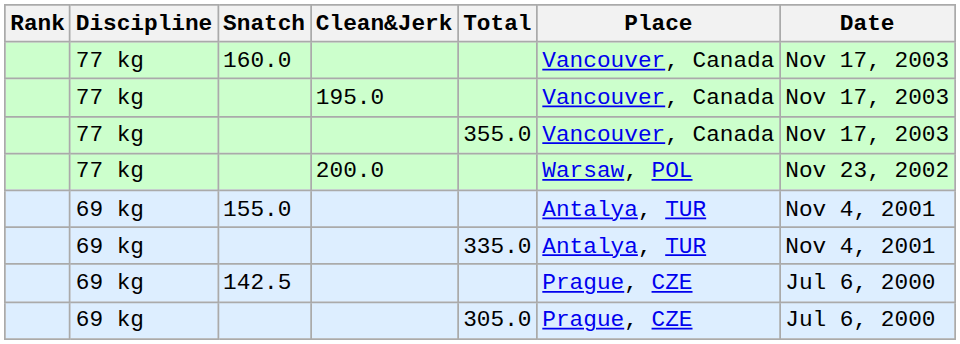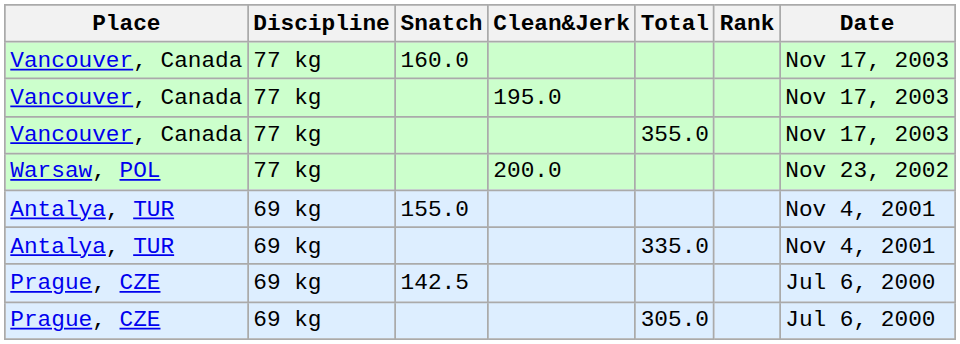columns swapped: (38, 23) <-> (658, 23)
